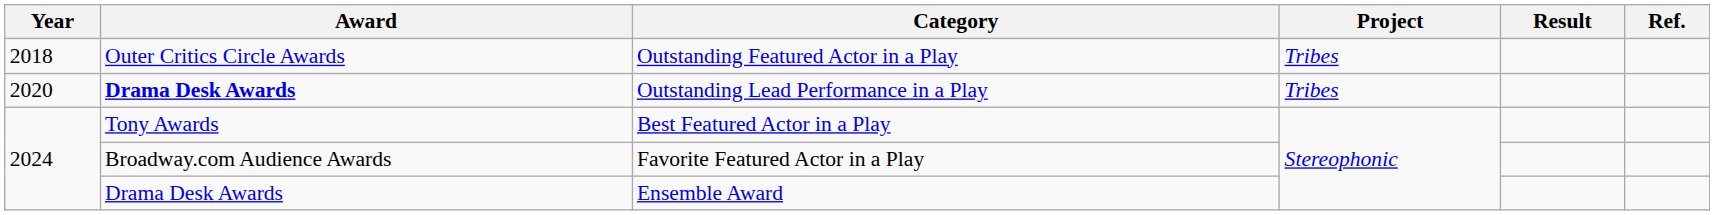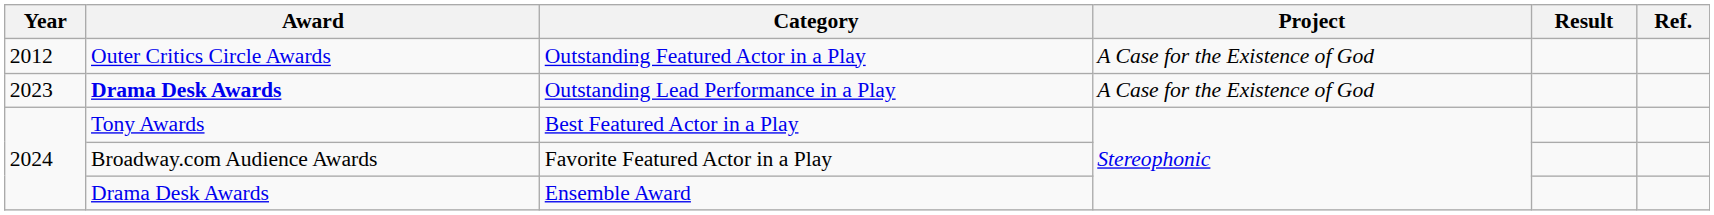(31, 55) 2018 -> (31, 55) 2012
(1312, 55) Tribes -> (1236, 55) A Case for the Existence of God
(31, 90) 2020 -> (31, 90) 2023
(1312, 90) Tribes -> (1236, 90) A Case for the Existence of God
